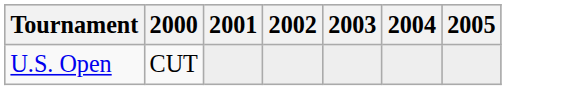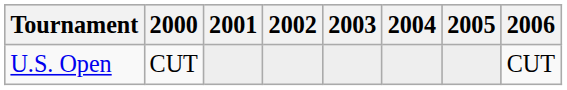+ column: (531, 24)
